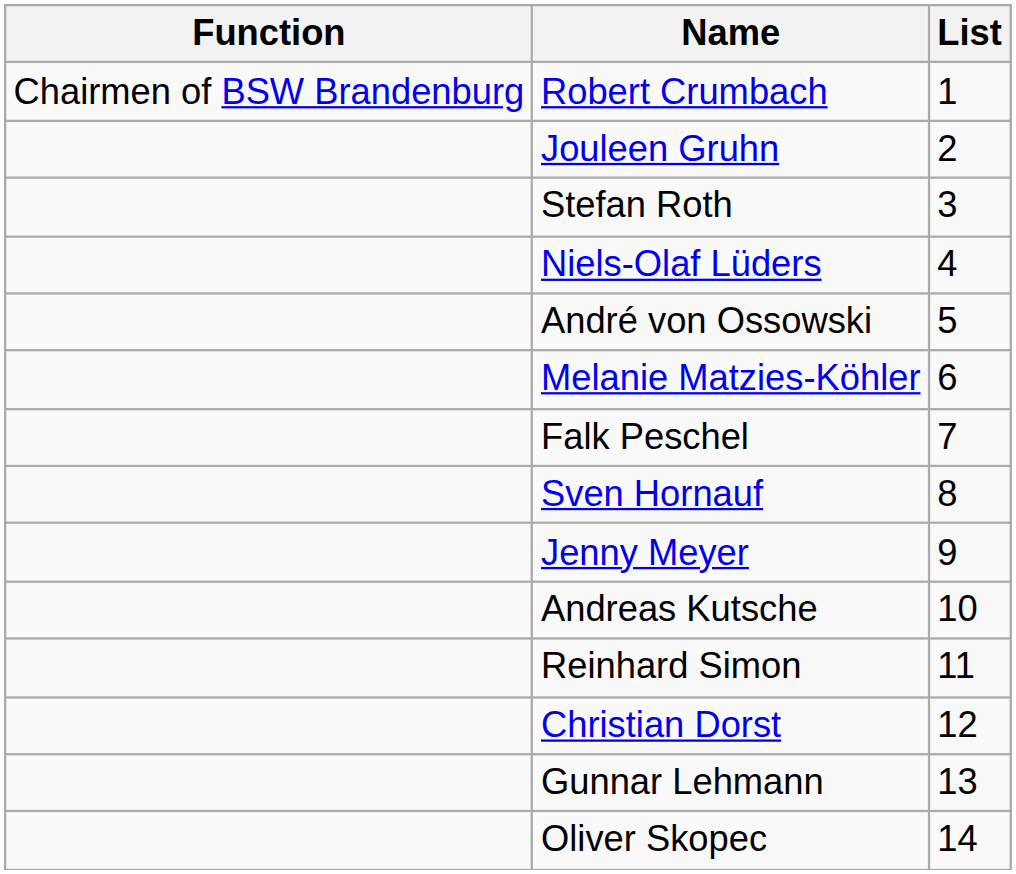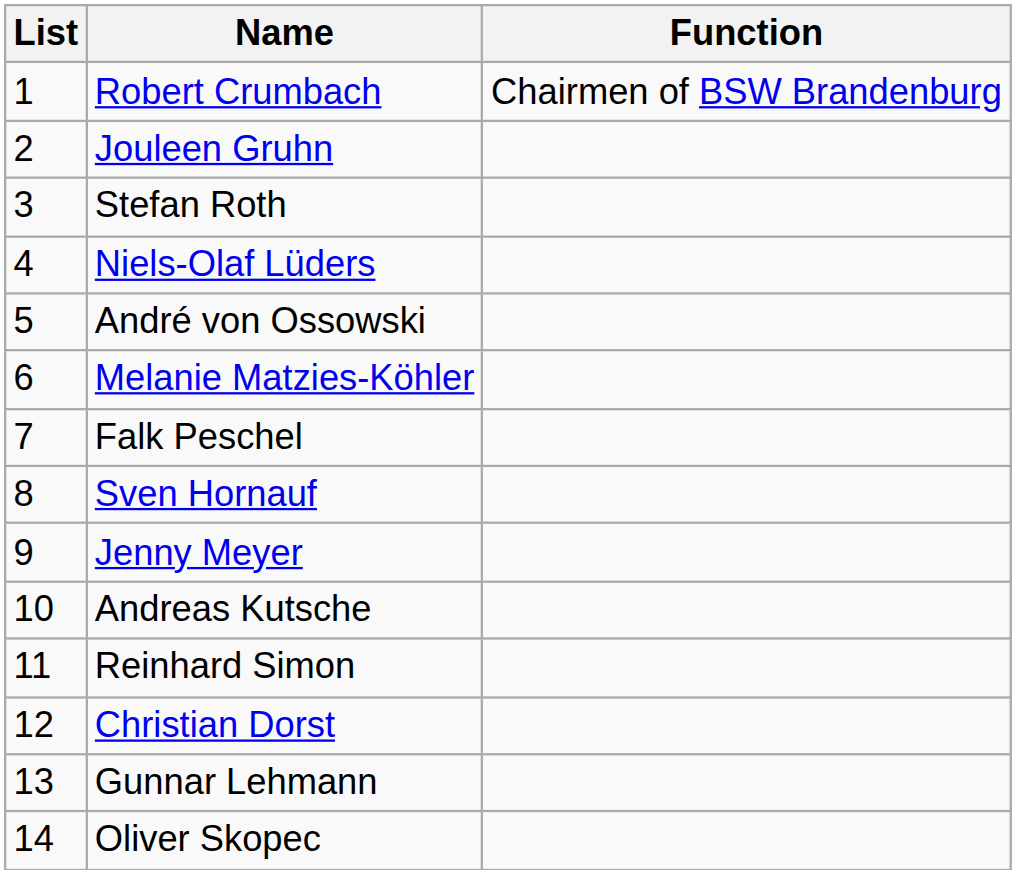columns swapped: (970, 33) <-> (269, 33)
